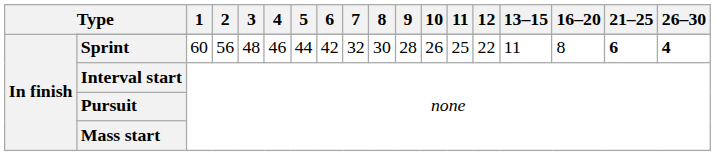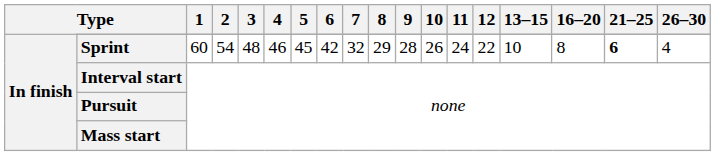(225, 47) 56 -> (225, 47) 54
(304, 47) 44 -> (304, 47) 45
(382, 47) 30 -> (382, 47) 29
(460, 47) 25 -> (460, 47) 24
(512, 47) 11 -> (513, 47) 10
(666, 47) bold -> (666, 47) normal
